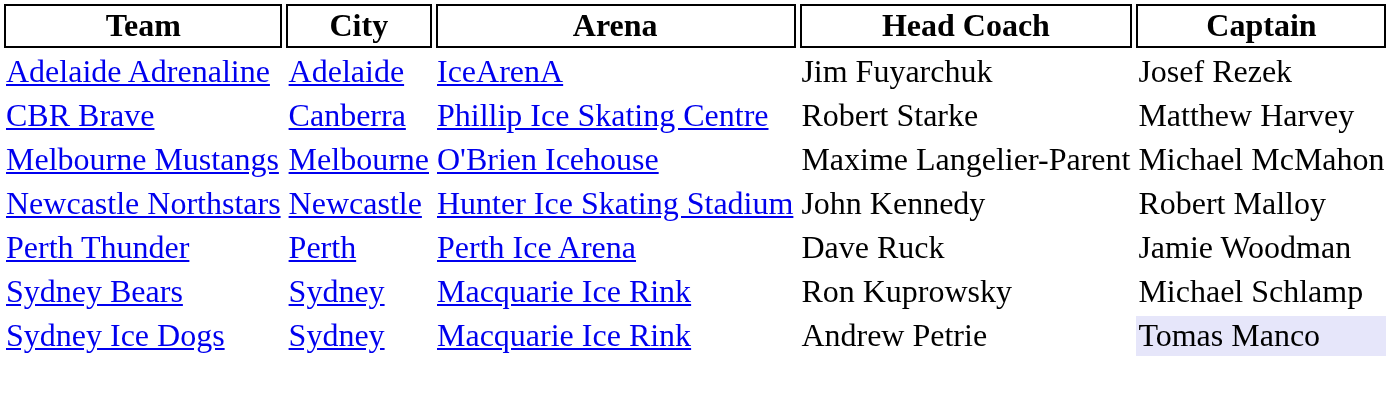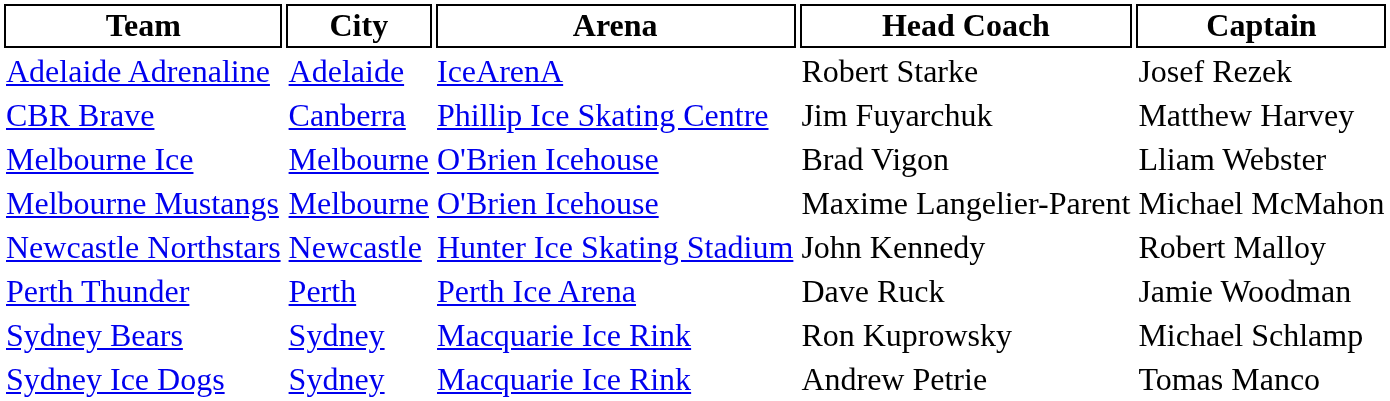(897, 71) Jim Fuyarchuk -> (890, 71) Robert Starke
(890, 115) Robert Starke -> (897, 115) Jim Fuyarchuk
+ row: (100, 159)
(1229, 335) lavender background -> (1229, 379) no background
